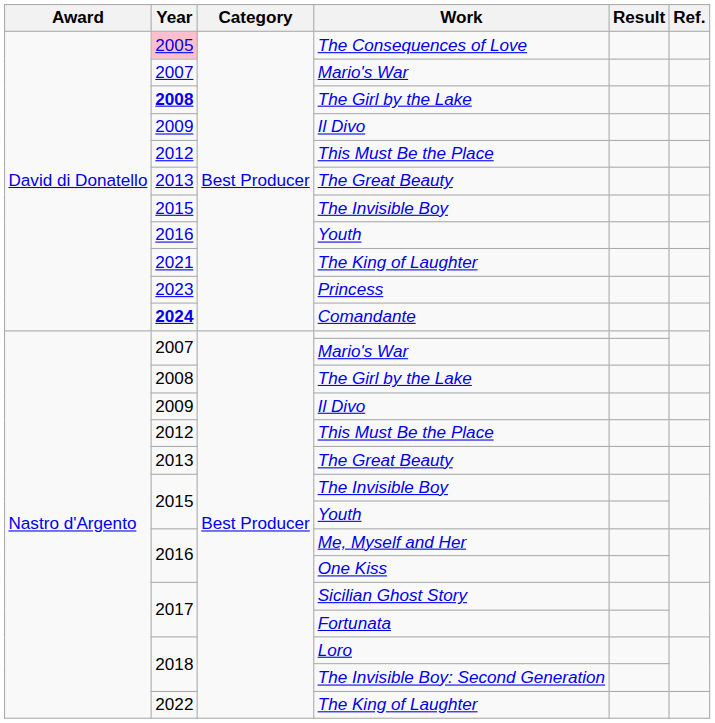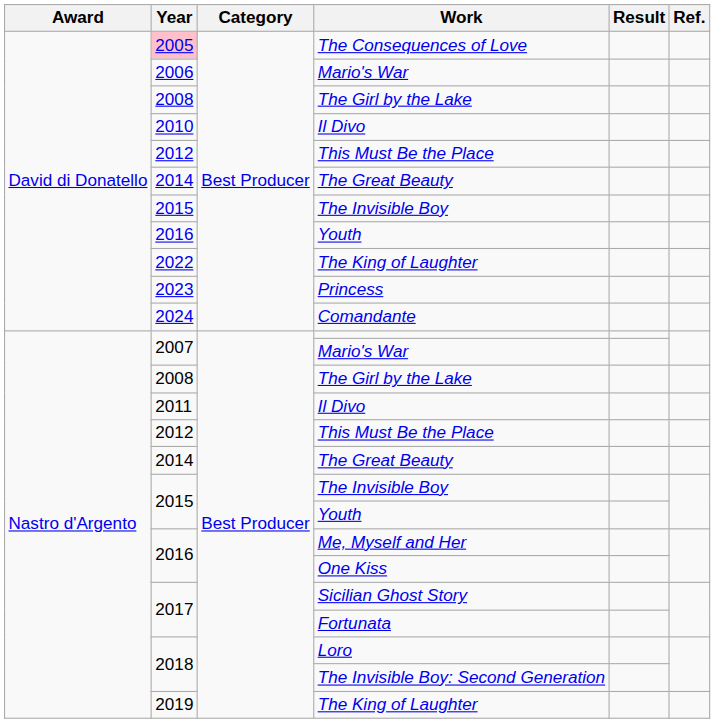(174, 72) 2007 -> (174, 72) 2006
(174, 99) bold -> (174, 99) normal
(174, 126) 2009 -> (174, 126) 2010
(174, 180) 2013 -> (174, 180) 2014
(174, 262) 2021 -> (174, 262) 2022
(174, 316) bold -> (174, 316) normal
(174, 406) 2009 -> (174, 406) 2011
(174, 460) 2013 -> (174, 460) 2014
(174, 704) 2022 -> (174, 704) 2019
